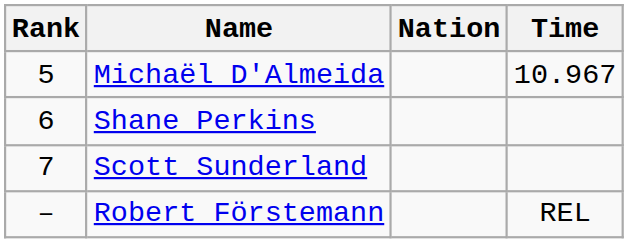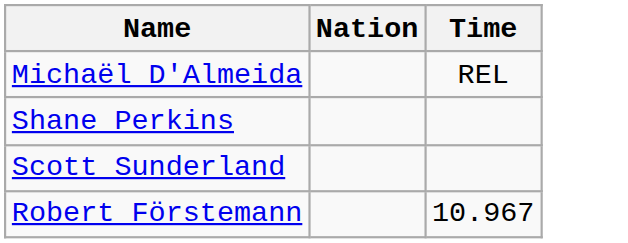- column: (46, 28)
(565, 75) 10.967 -> (483, 75) REL
(565, 214) REL -> (483, 214) 10.967
